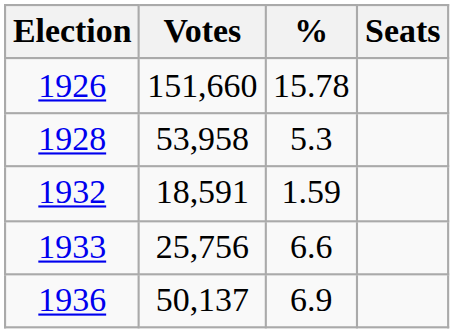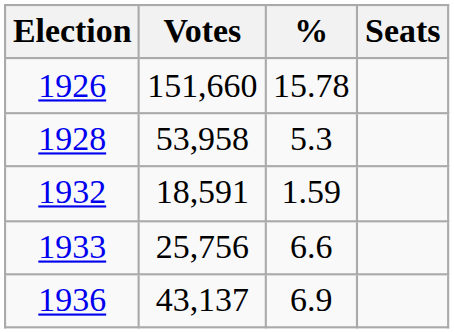(202, 300) 50,137 -> (202, 300) 43,137
